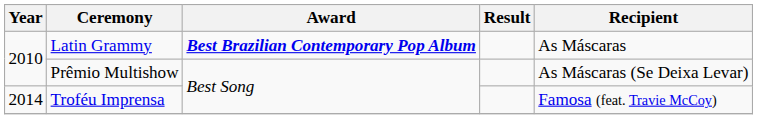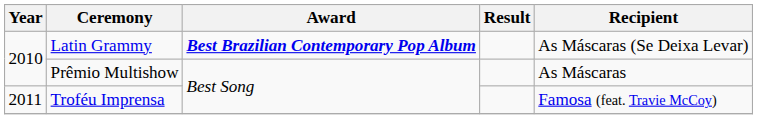(582, 45) As Máscaras -> (643, 45) As Máscaras (Se Deixa Levar)
(643, 72) As Máscaras (Se Deixa Levar) -> (582, 72) As Máscaras
(26, 99) 2014 -> (25, 99) 2011
